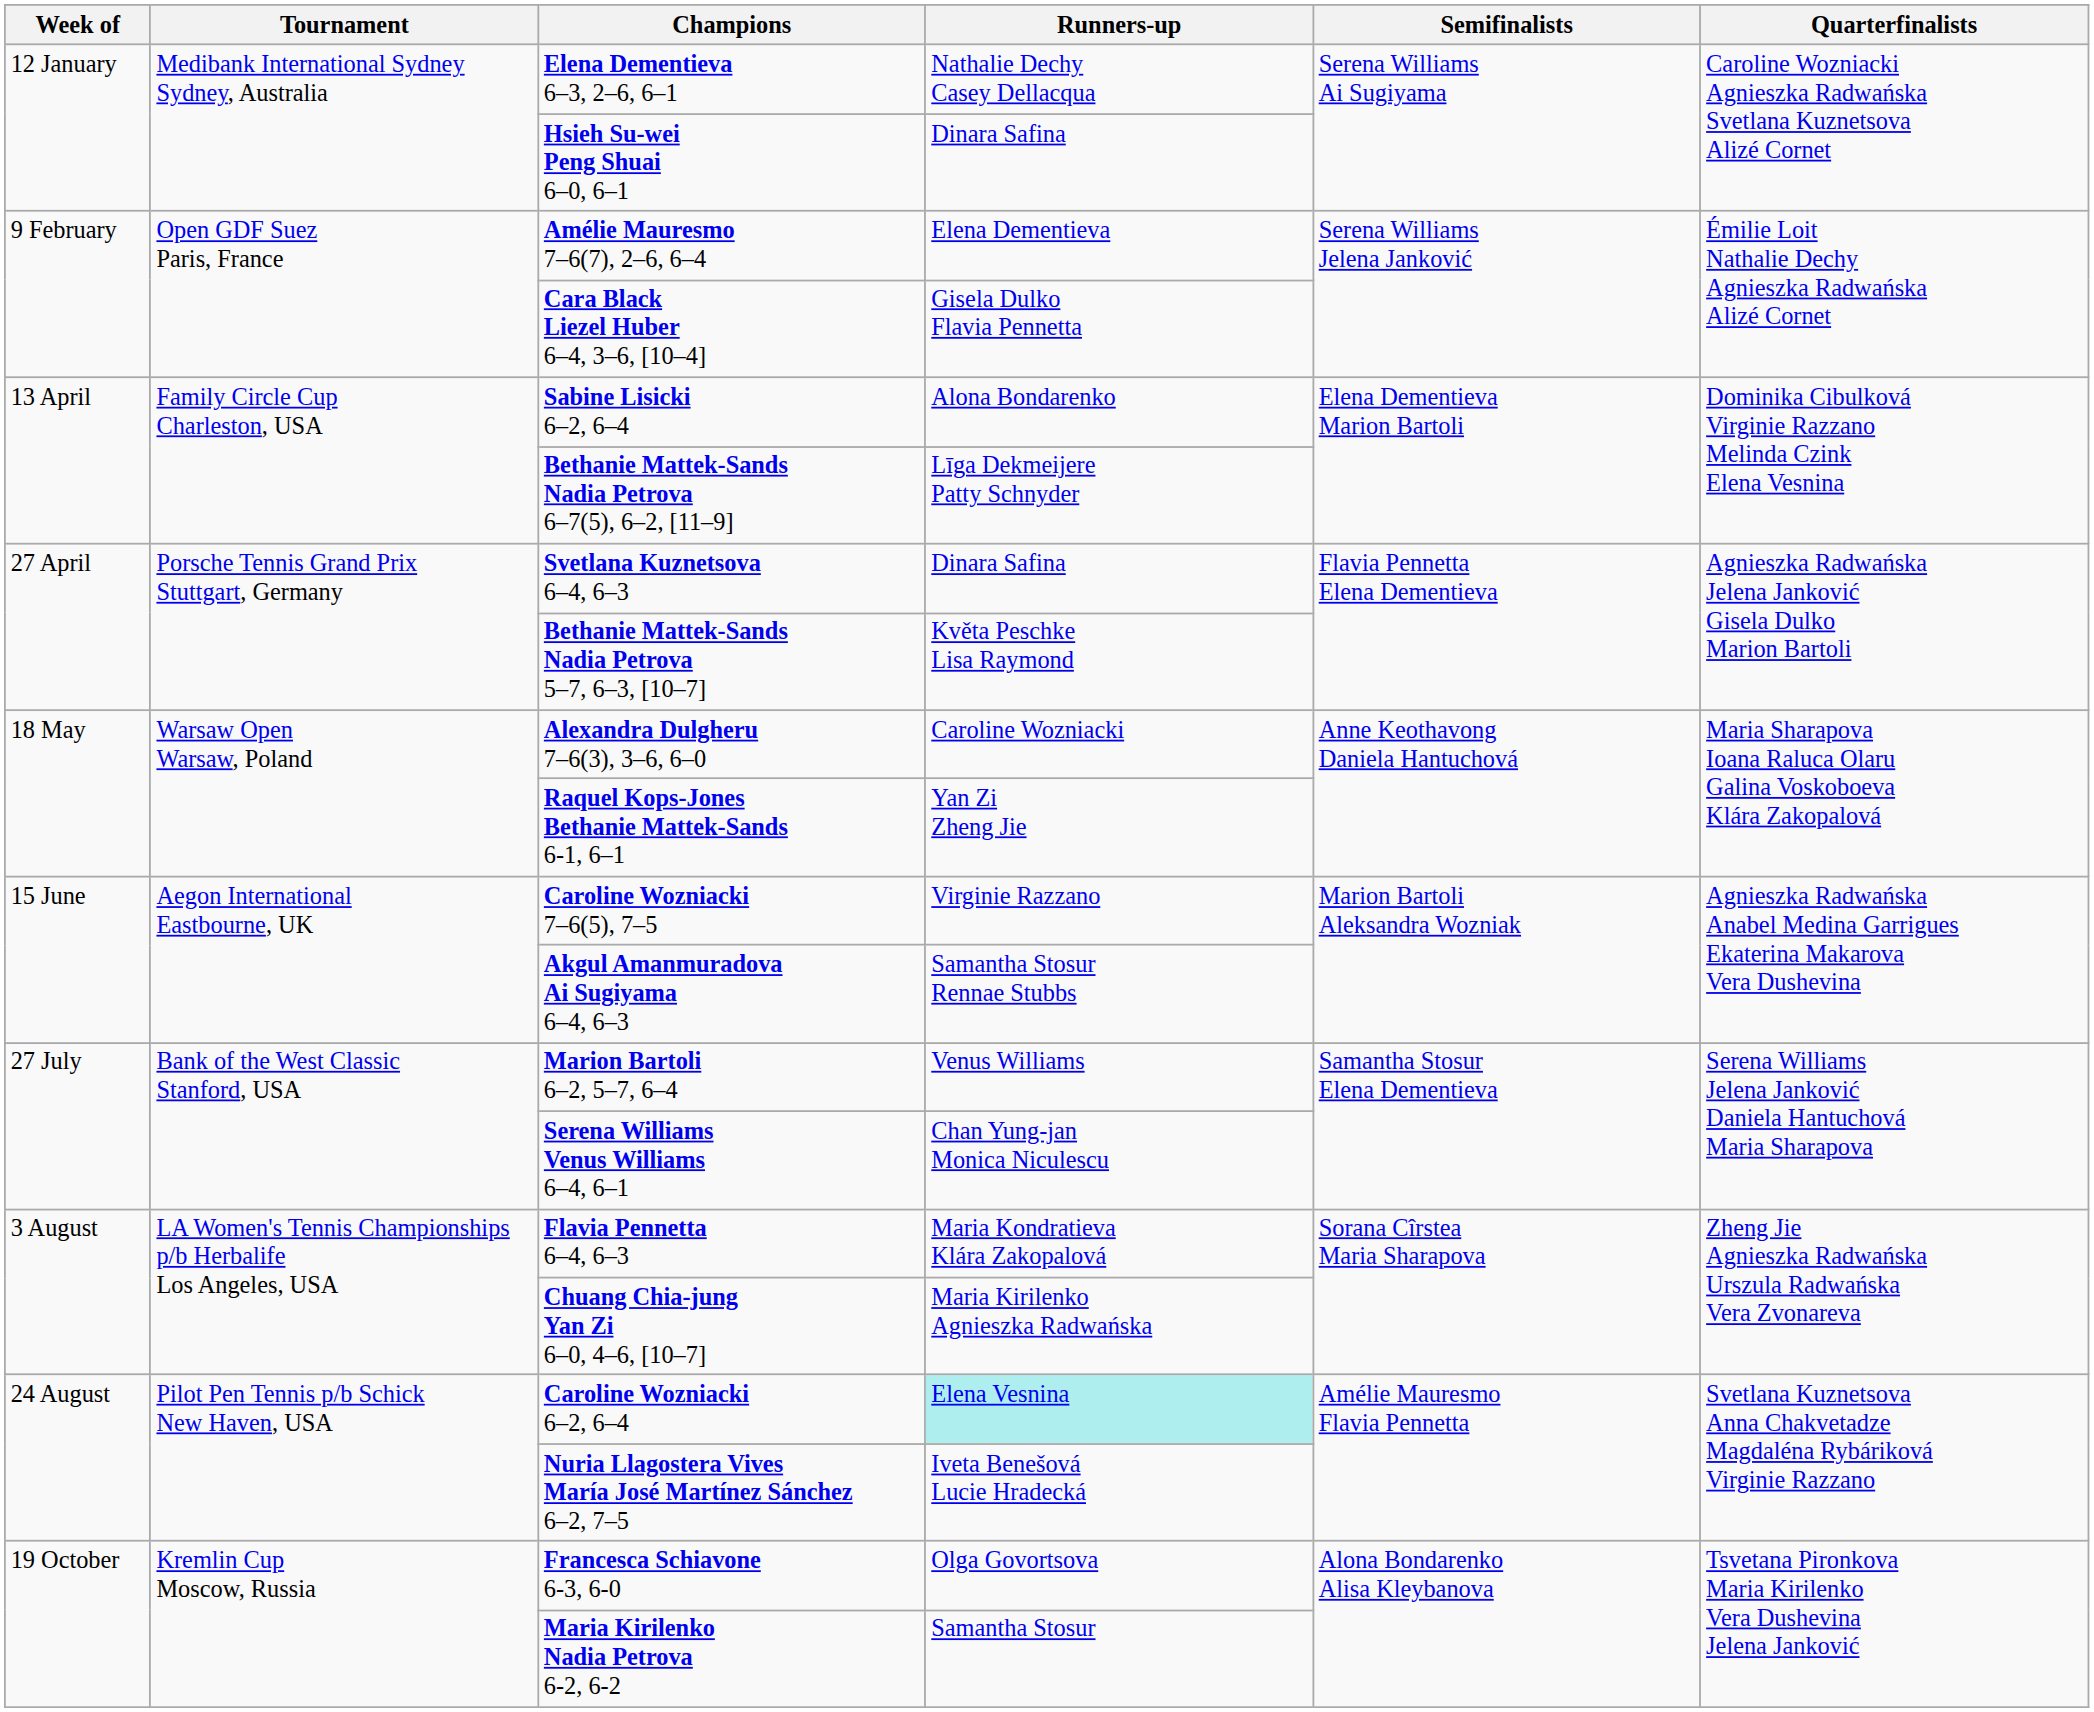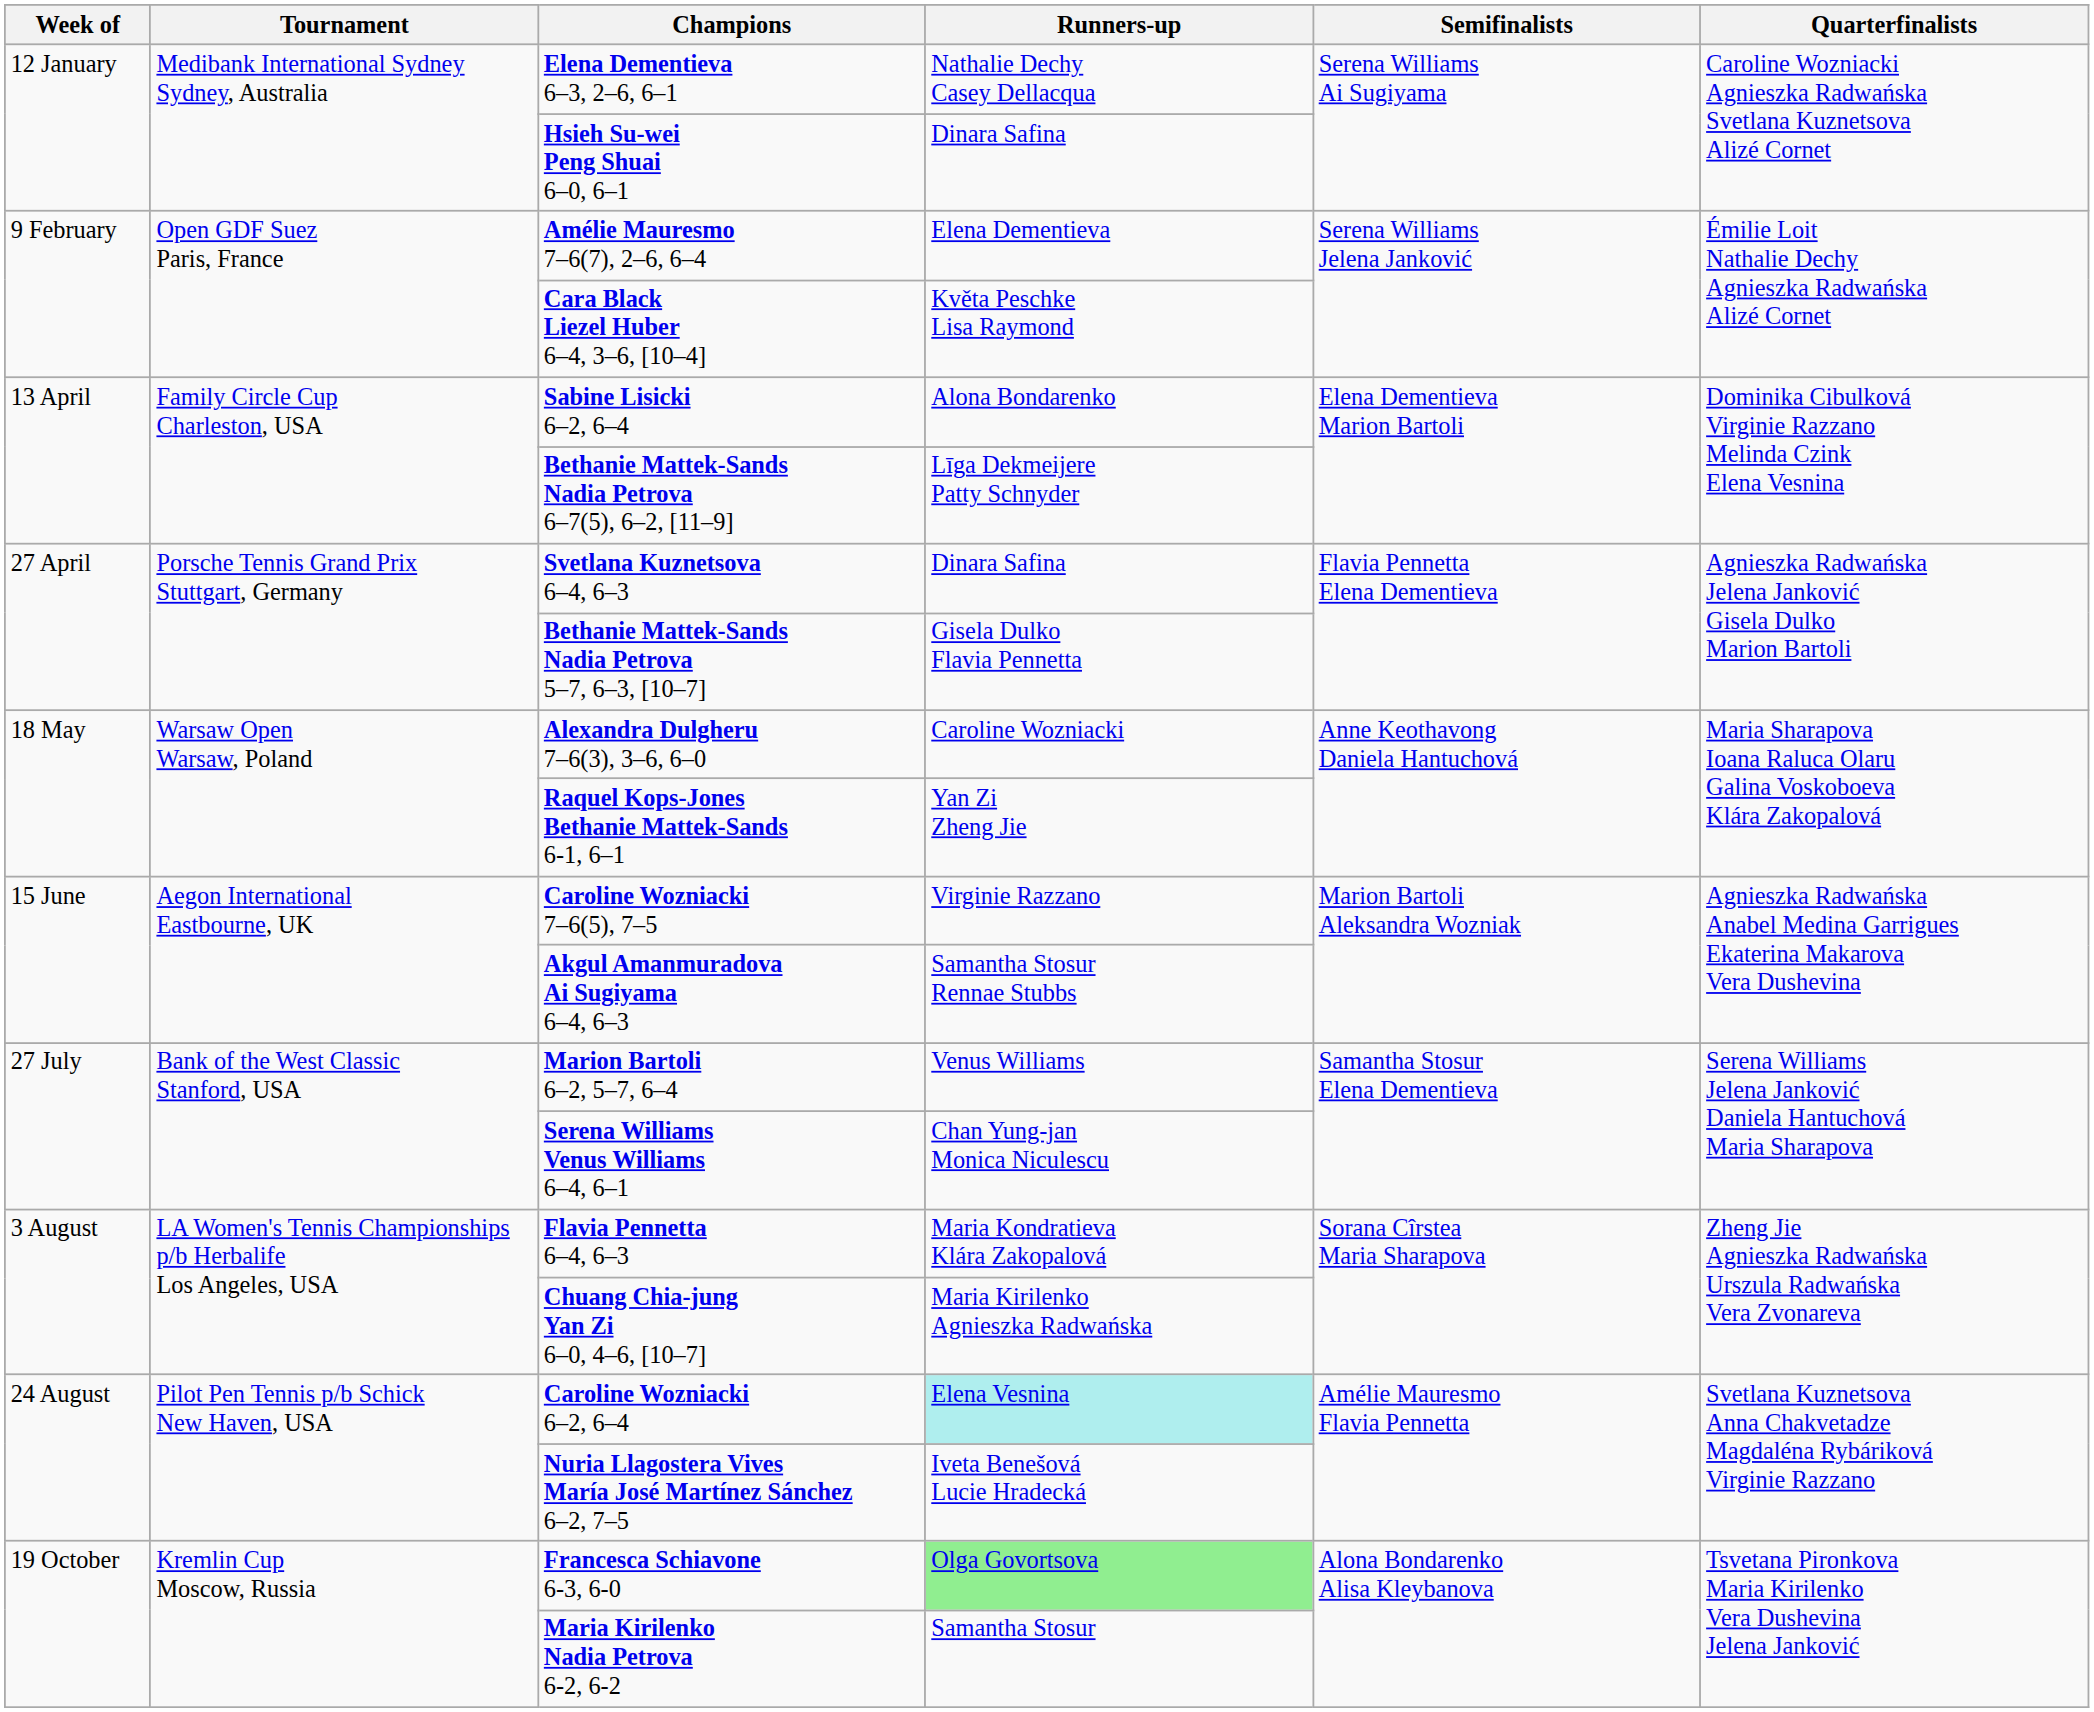(1007, 313) Gisela Dulko Flavia Pennetta -> (1003, 313) Květa Peschke Lisa Raymond
(1003, 646) Květa Peschke Lisa Raymond -> (1007, 646) Gisela Dulko Flavia Pennetta
(1015, 1560) no background -> (1015, 1560) lightgreen background
